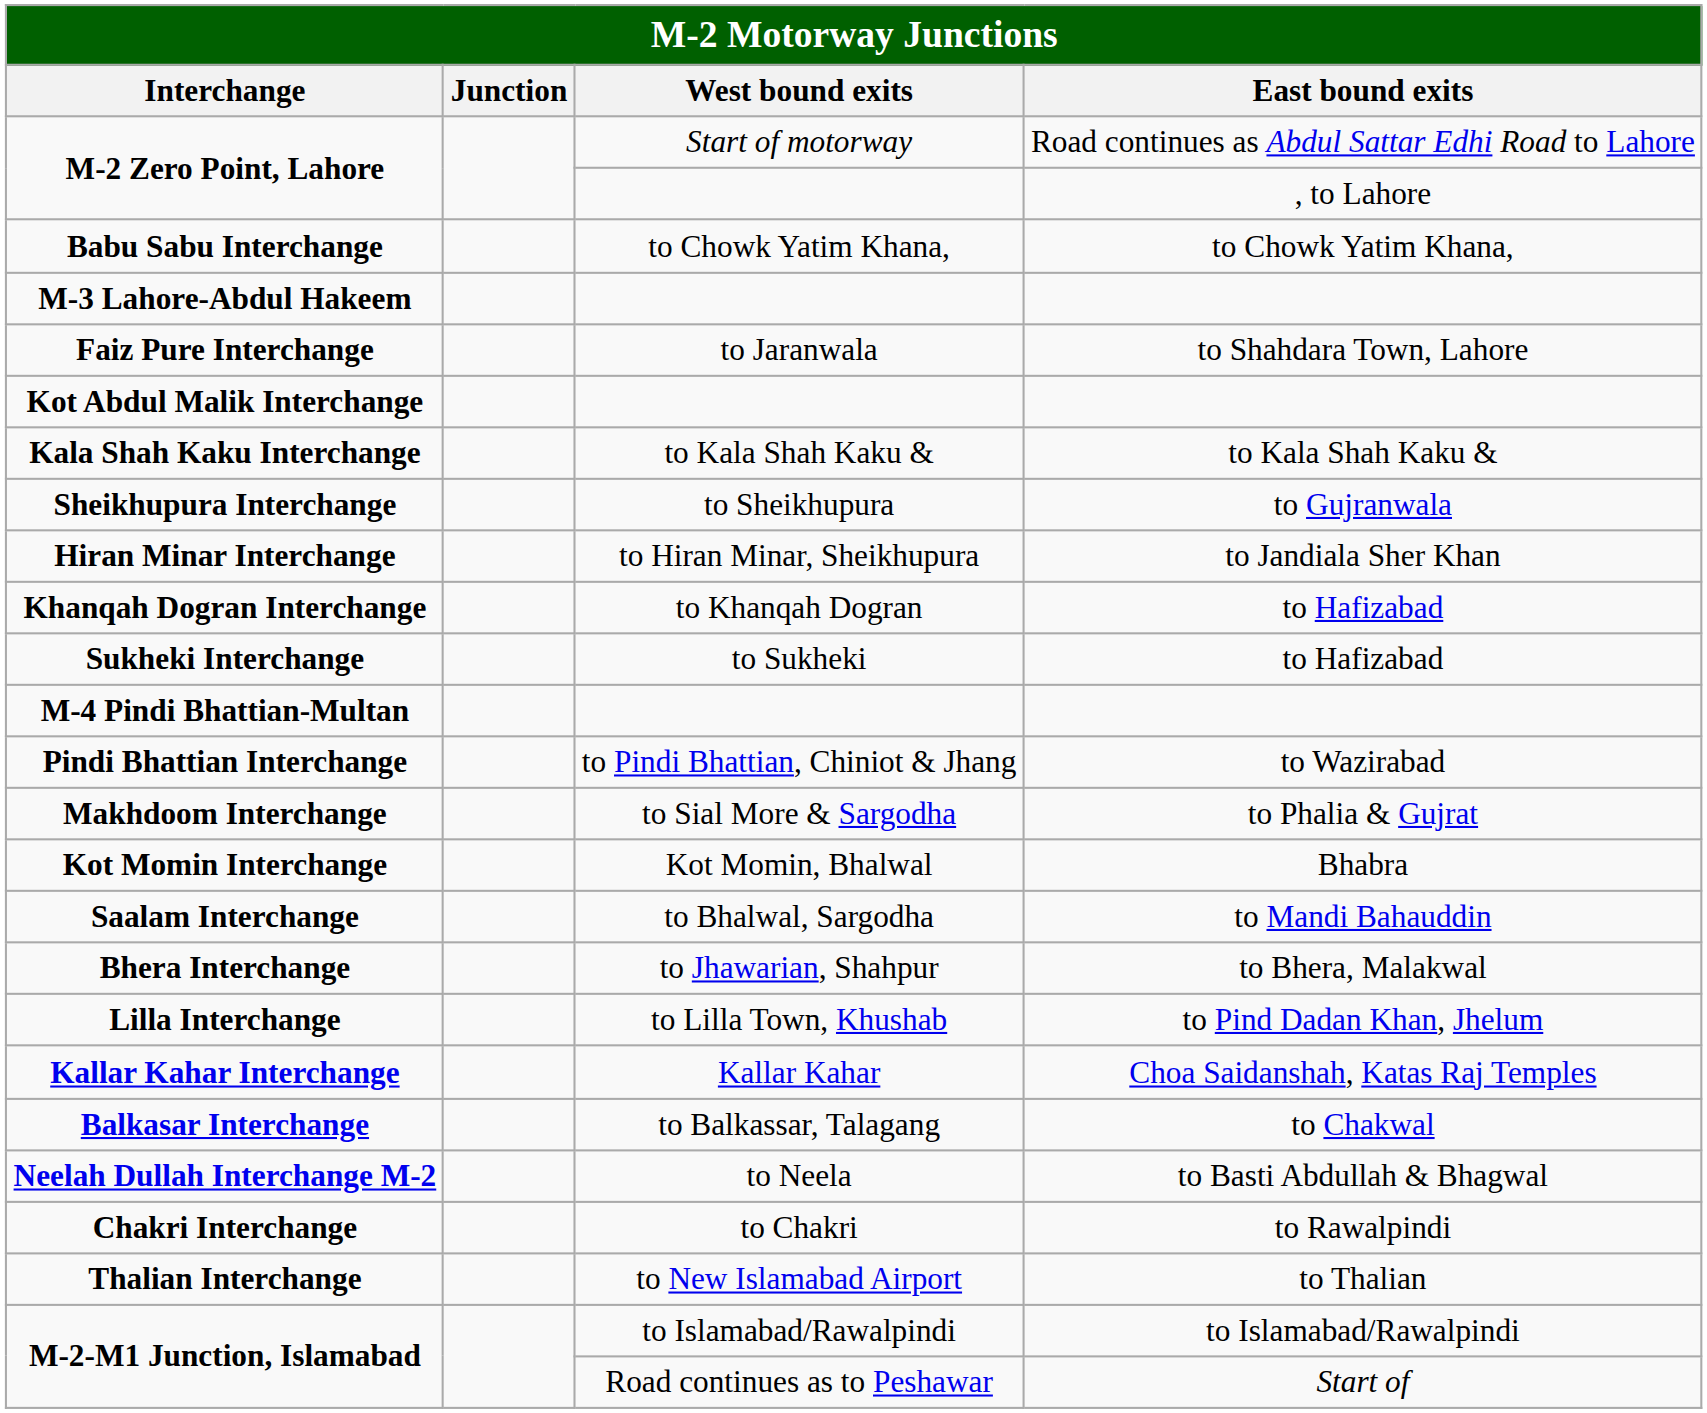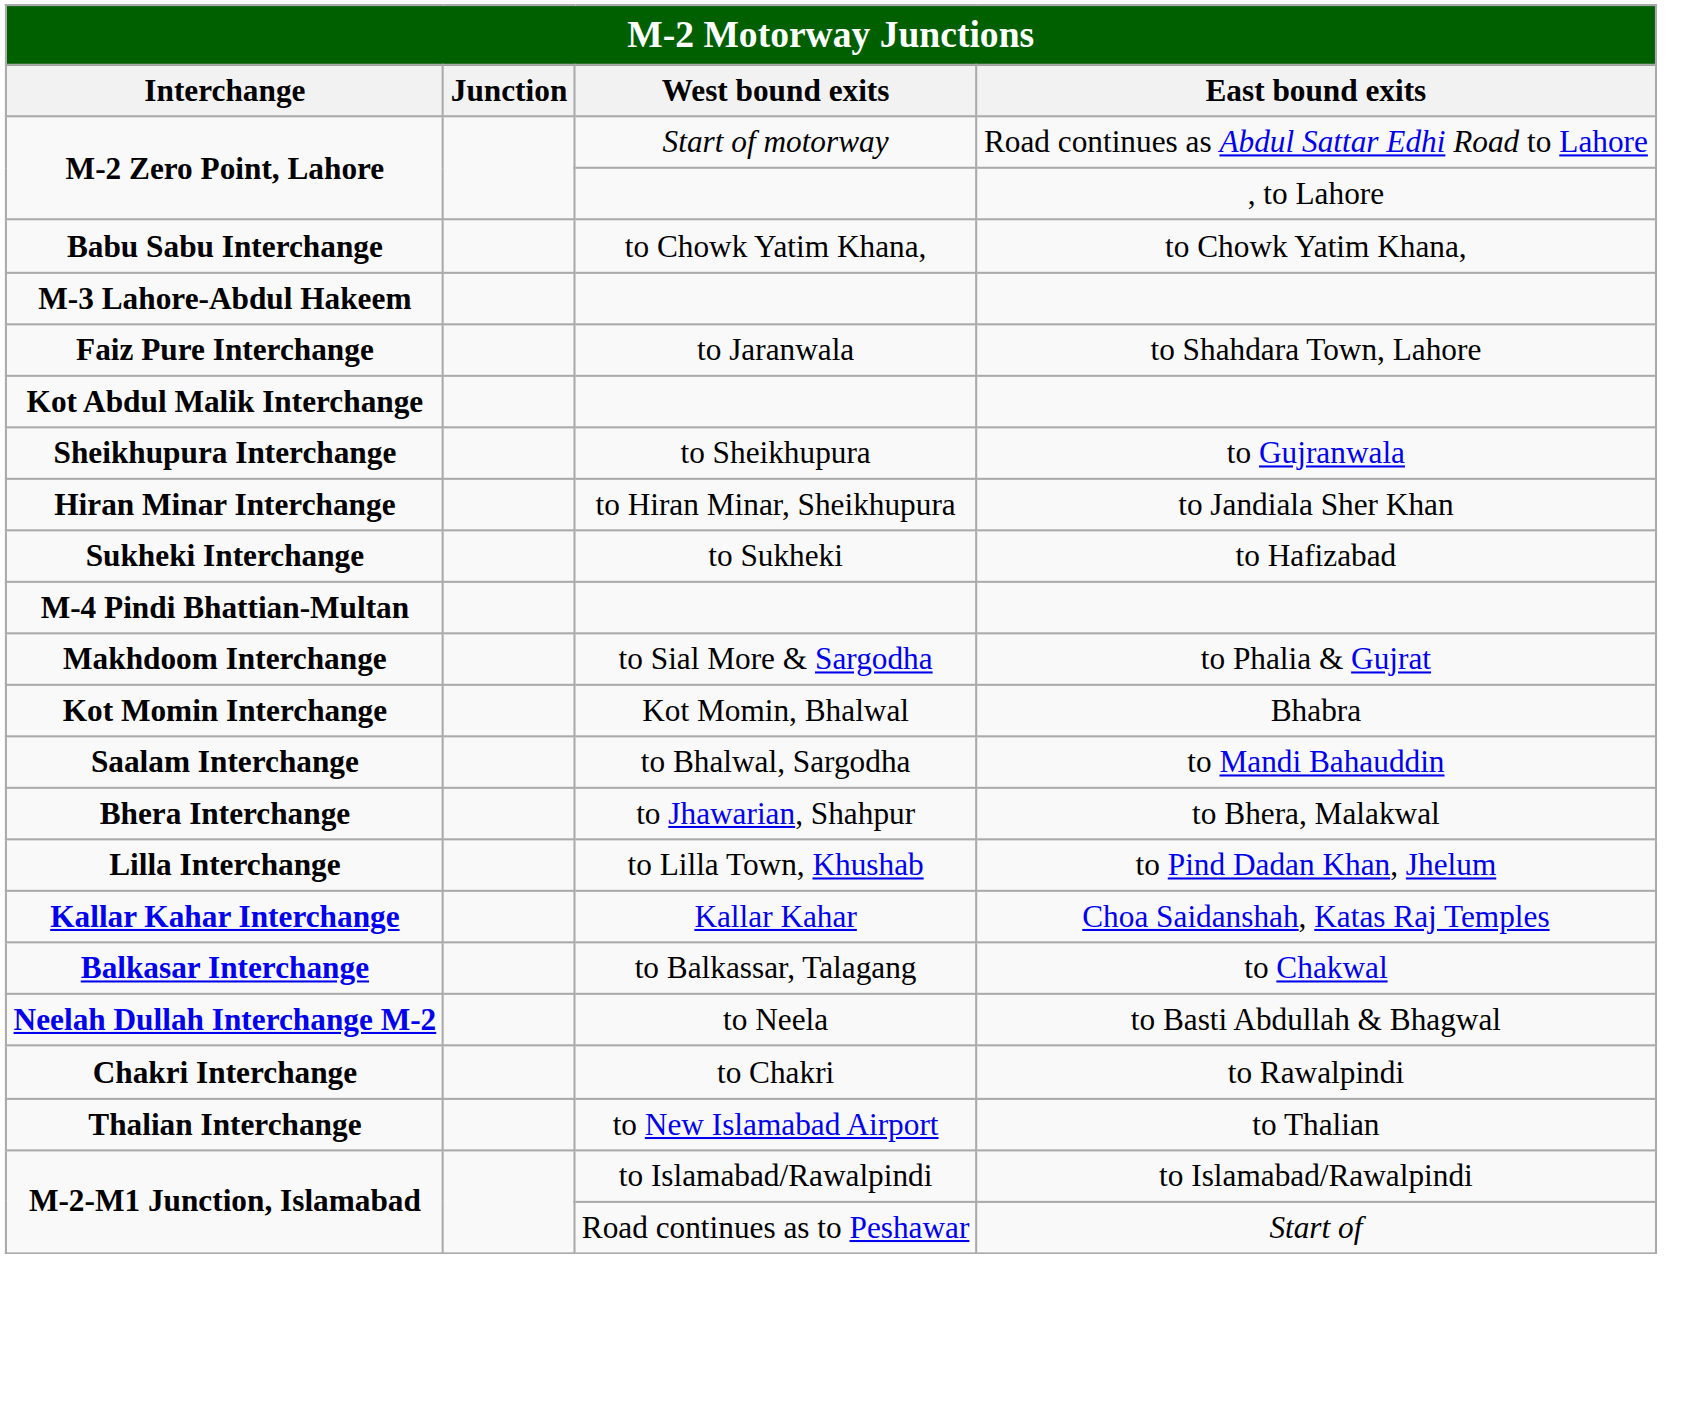- row: (225, 452)
- row: (225, 607)
- row: (225, 761)
